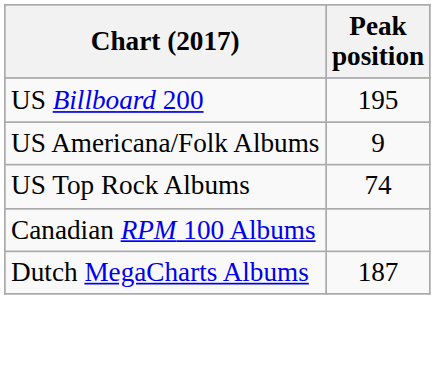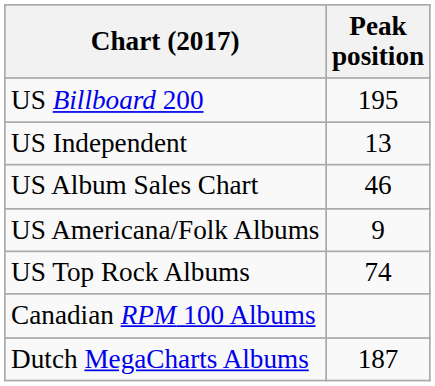+ row: (99, 142)
+ row: (135, 186)
